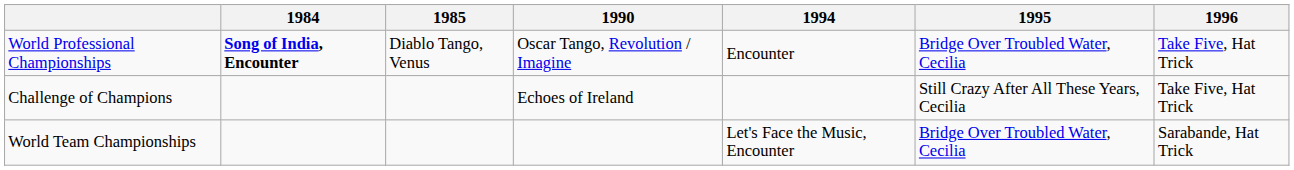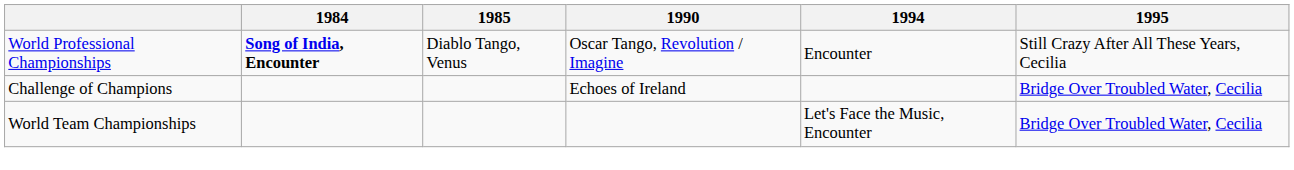- column: (1222, 17)
(1015, 52) Bridge Over Troubled Water, Cecilia -> (1130, 52) Still Crazy After All These Years, Cecilia
(1029, 97) Still Crazy After All These Years, Cecilia -> (1141, 88) Bridge Over Troubled Water, Cecilia
